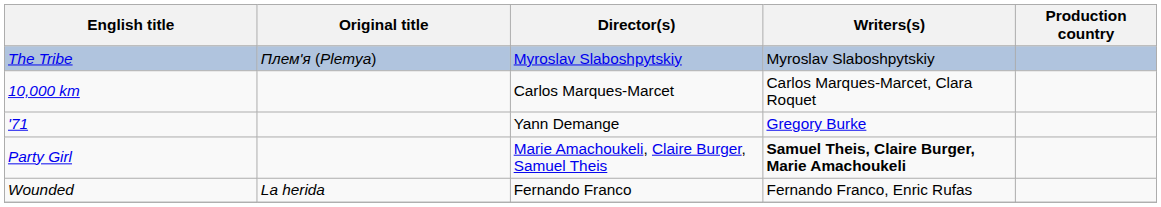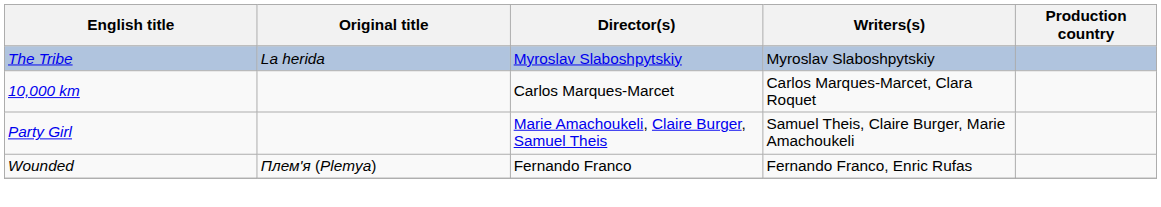(319, 58) Плем'я (Plemya) -> (293, 58) La herida
- row: (18, 124)
(871, 157) bold -> (886, 132) normal
(293, 190) La herida -> (319, 165) Плем'я (Plemya)
